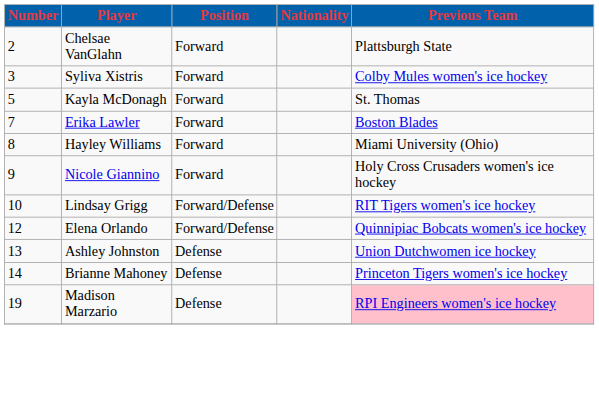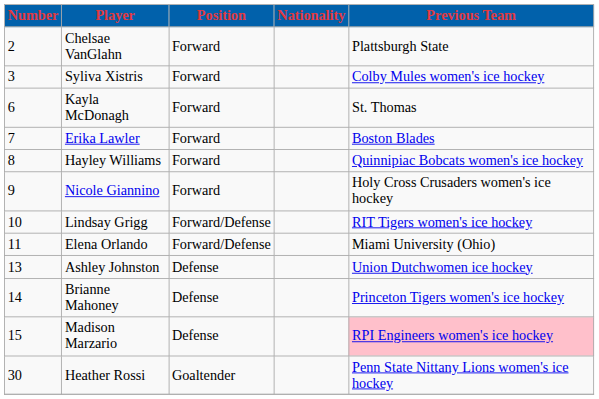(11, 99) 5 -> (11, 107) 6
(427, 144) Miami University (Ohio) -> (468, 160) Quinnipiac Bobcats women's ice hockey
(15, 228) 12 -> (15, 244) 11
(471, 228) Quinnipiac Bobcats women's ice hockey -> (424, 244) Miami University (Ohio)
(15, 304) 19 -> (15, 336) 15
+ row: (105, 374)
